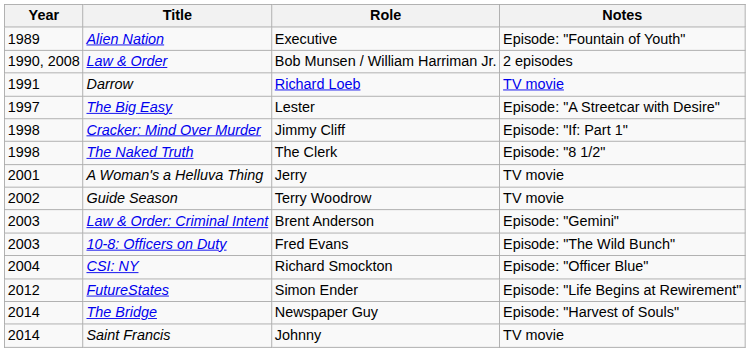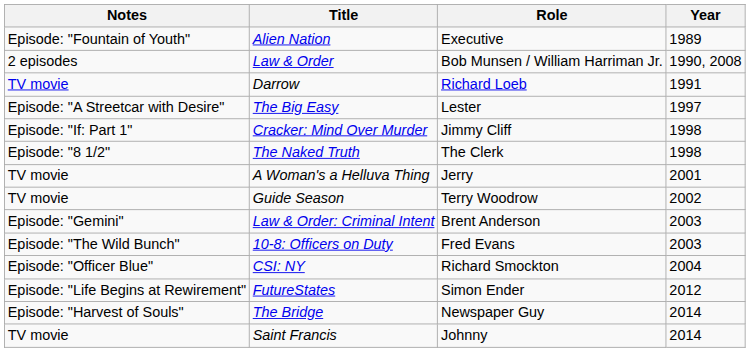columns swapped: (44, 15) <-> (622, 15)
